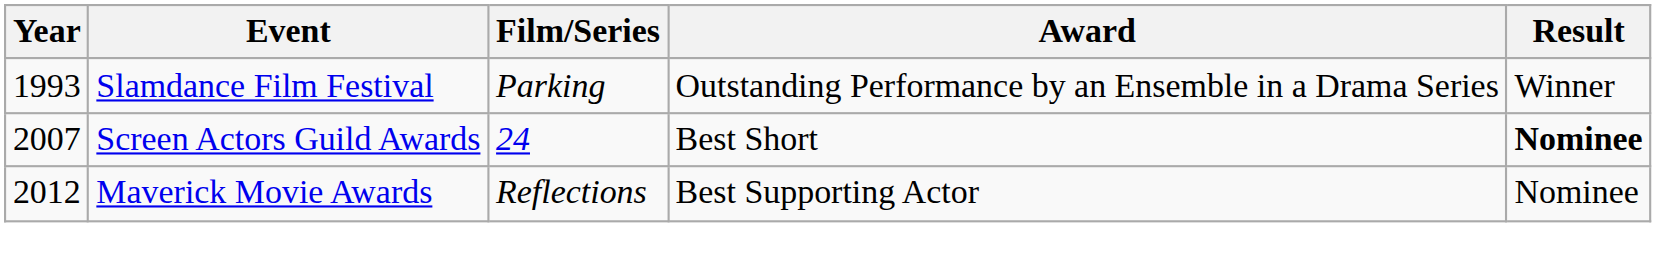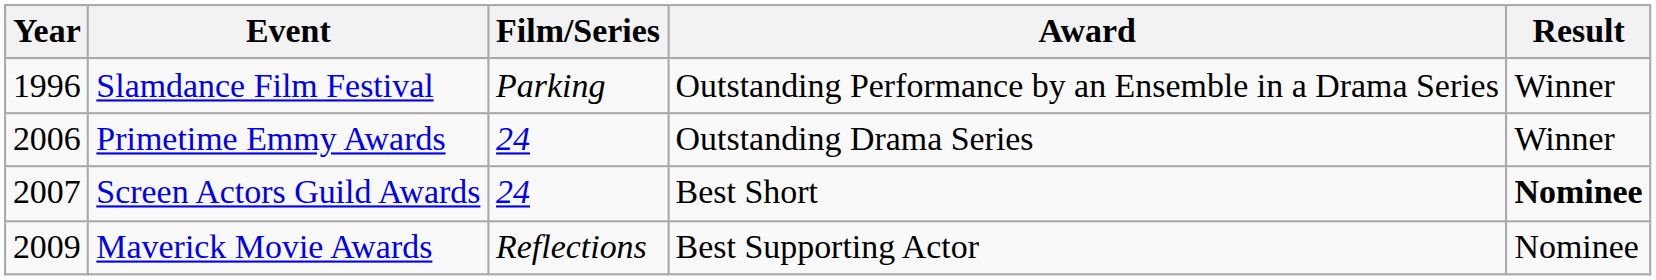(47, 85) 1993 -> (47, 85) 1996
+ row: (271, 138)
(47, 192) 2012 -> (47, 246) 2009
